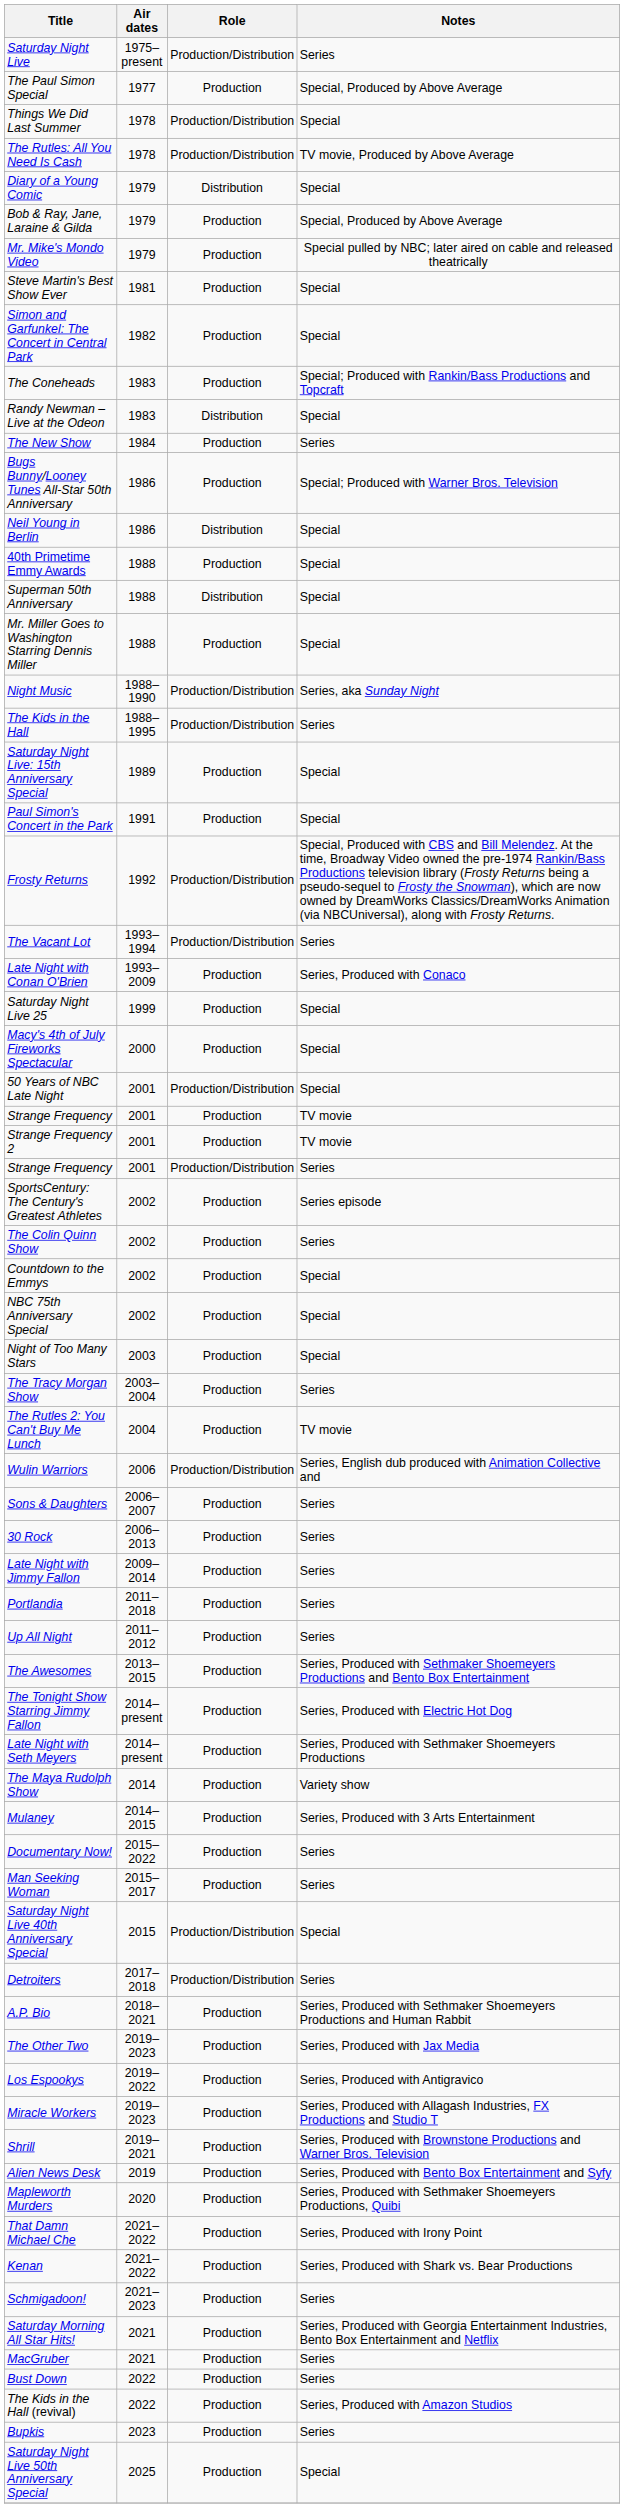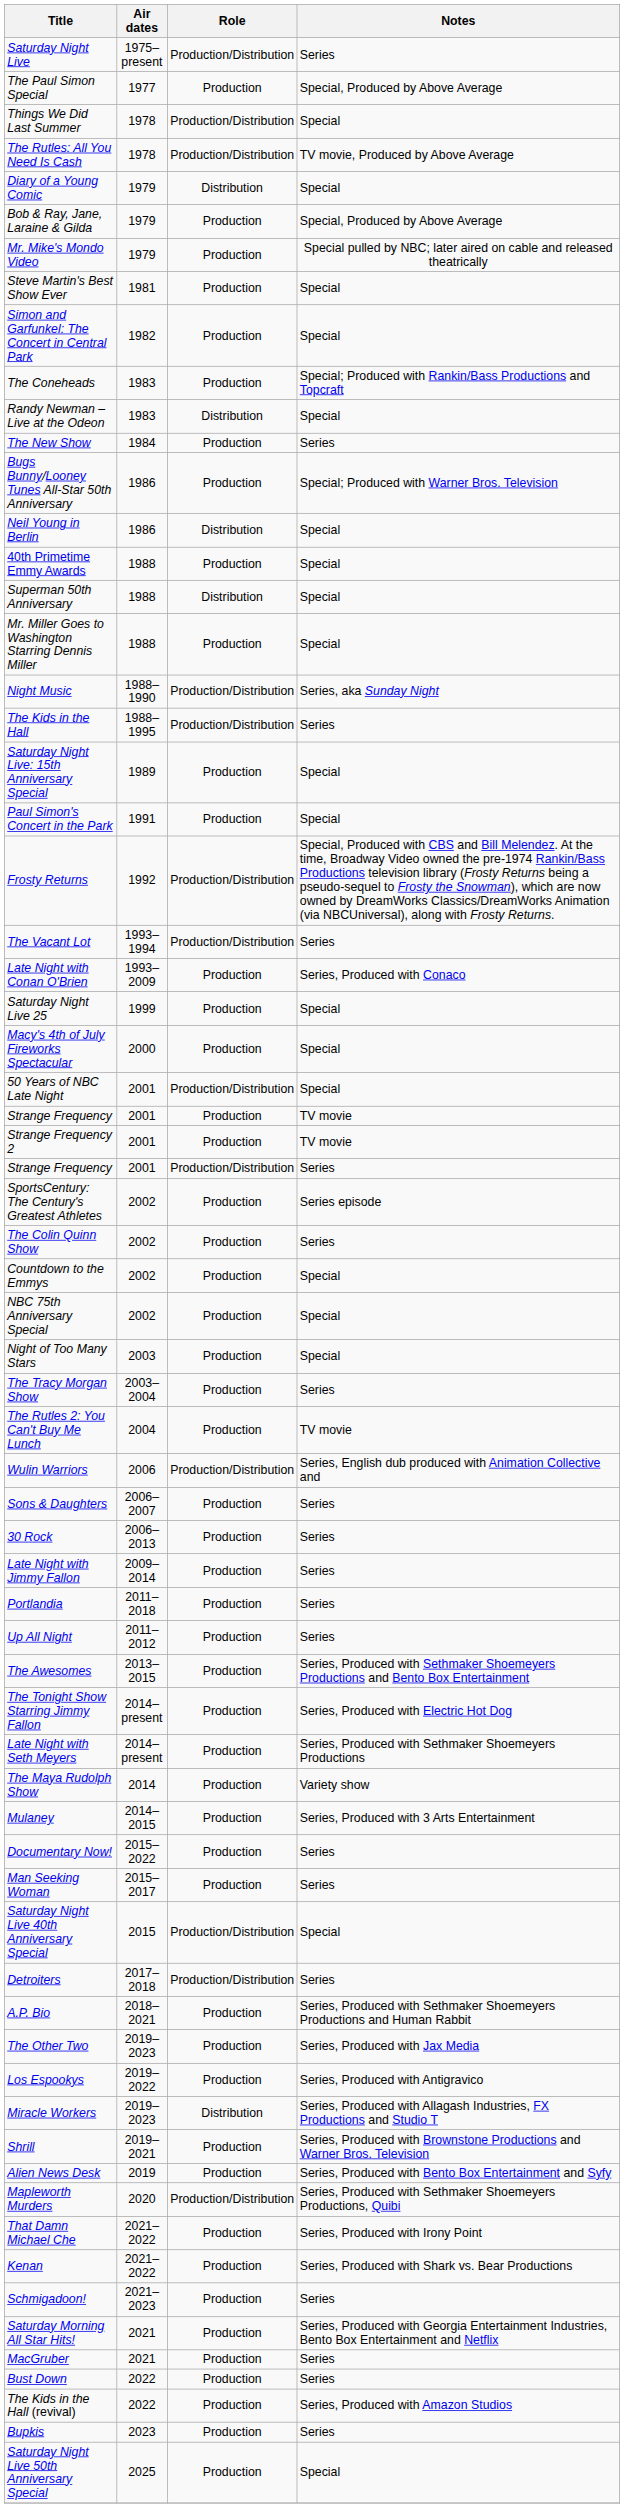(232, 2113) Production -> (232, 2113) Distribution
(232, 2199) Production -> (232, 2199) Production/Distribution
